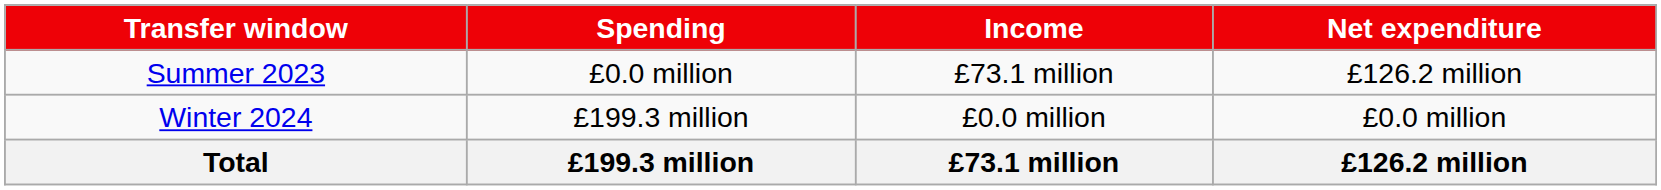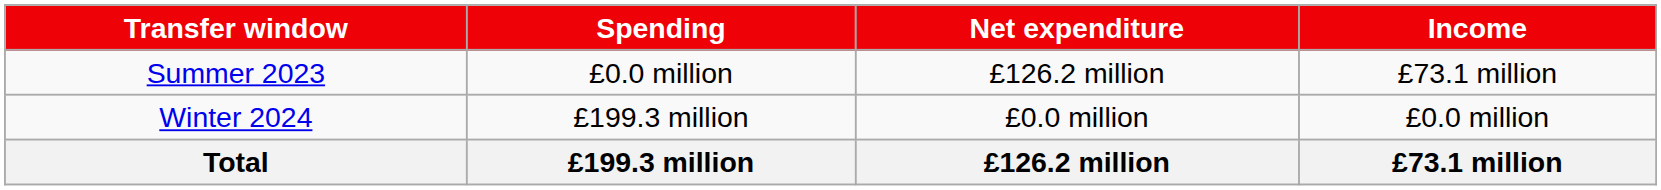columns swapped: (1034, 28) <-> (1434, 28)
